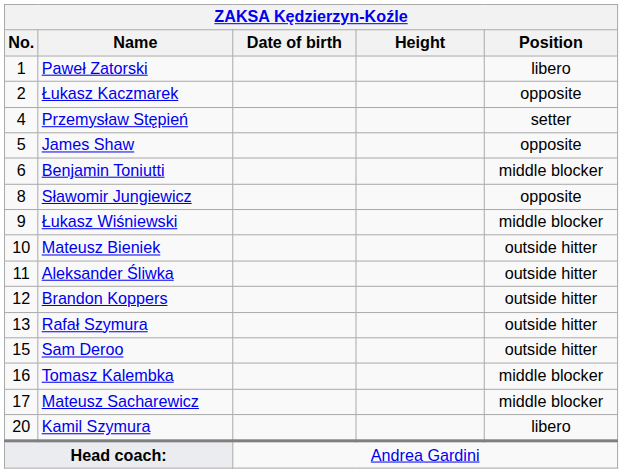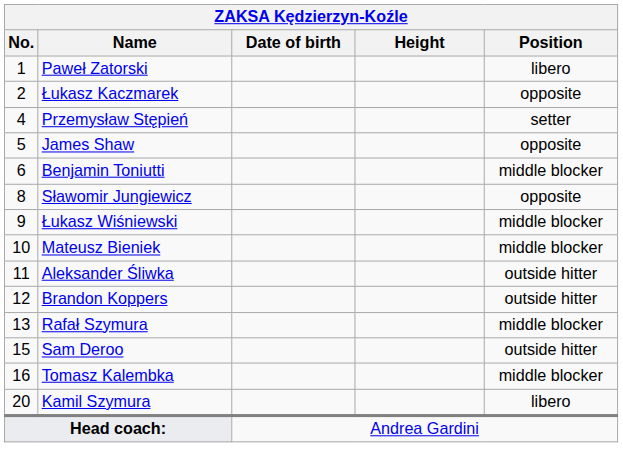(551, 247) outside hitter -> (551, 247) middle blocker
(551, 324) outside hitter -> (551, 324) middle blocker
- row: (120, 401)
